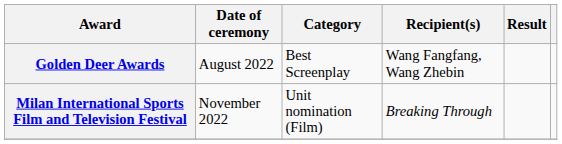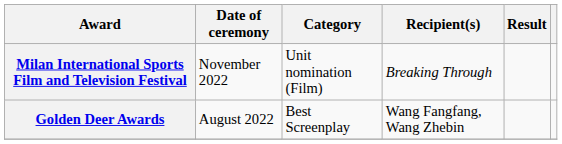rows swapped: (100, 63) <-> (100, 111)
